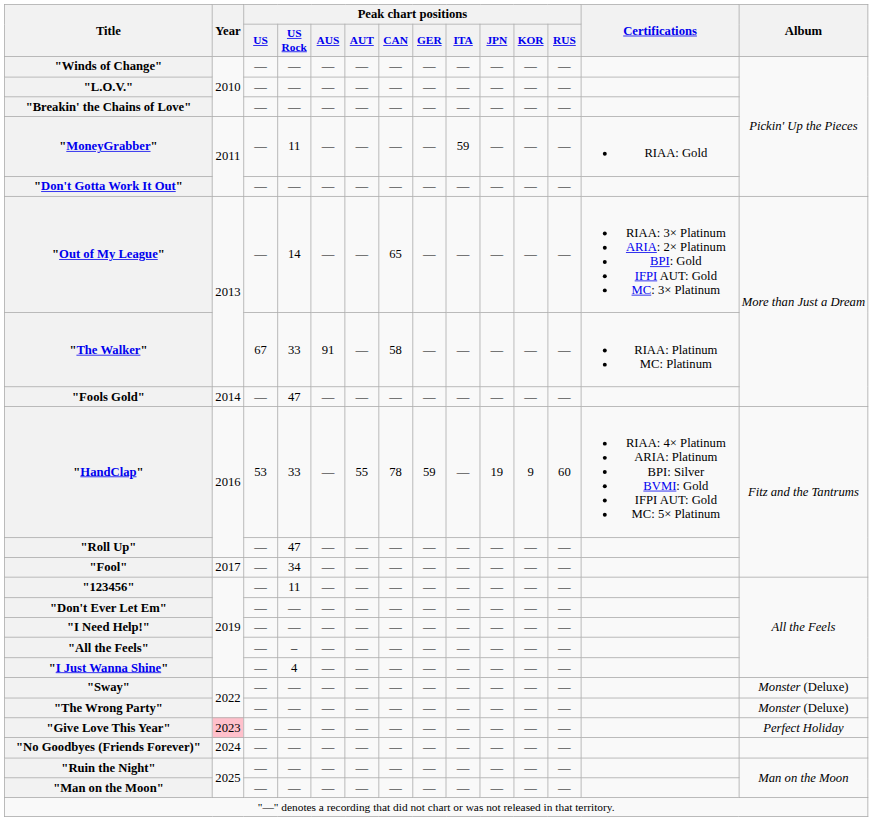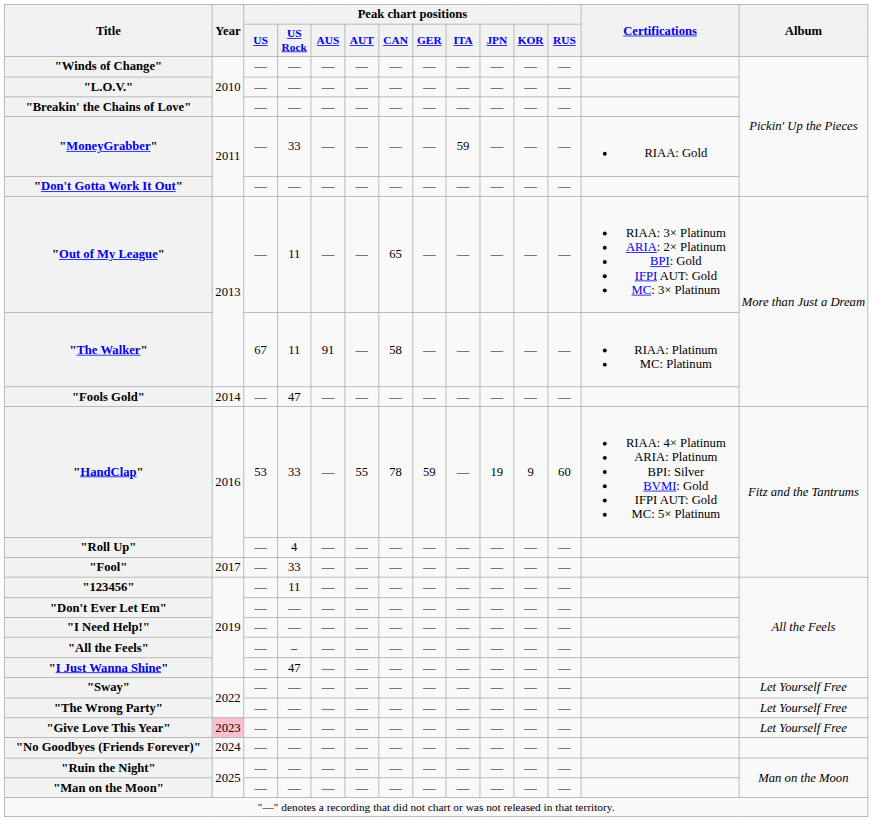(294, 146) 11 -> (294, 146) 33
(294, 254) 14 -> (294, 254) 11
(294, 349) 33 -> (294, 349) 11
(294, 547) 47 -> (294, 547) 4
(294, 567) 34 -> (294, 567) 33
(294, 667) 4 -> (294, 667) 47
(803, 687) Monster (Deluxe) -> (803, 687) Let Yourself Free
(803, 707) Monster (Deluxe) -> (803, 707) Let Yourself Free
(803, 727) Perfect Holiday -> (803, 727) Let Yourself Free
